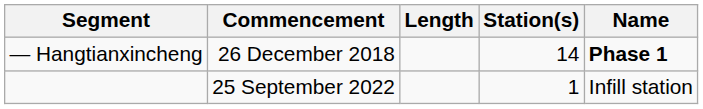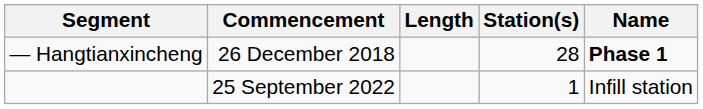(568, 53) 14 -> (568, 53) 28
